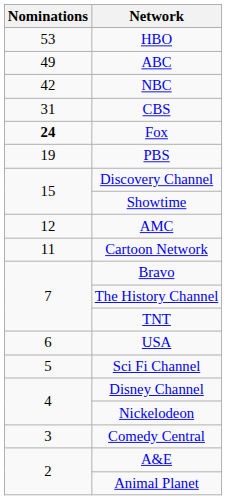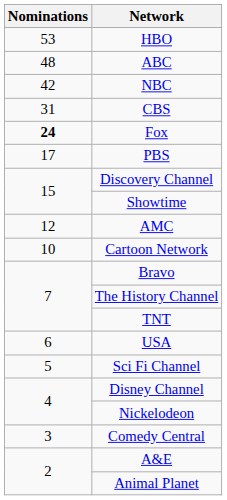(48, 62) 49 -> (48, 62) 48
(48, 156) 19 -> (48, 156) 17
(48, 249) 11 -> (48, 249) 10
